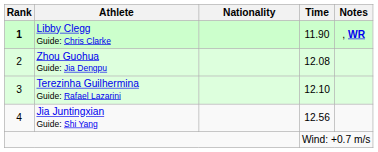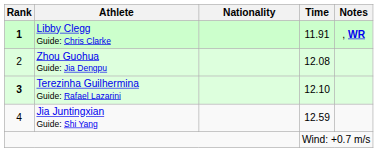(317, 34) 11.90 -> (317, 34) 11.91
(19, 90) normal -> (19, 90) bold
(317, 117) 12.56 -> (317, 117) 12.59
